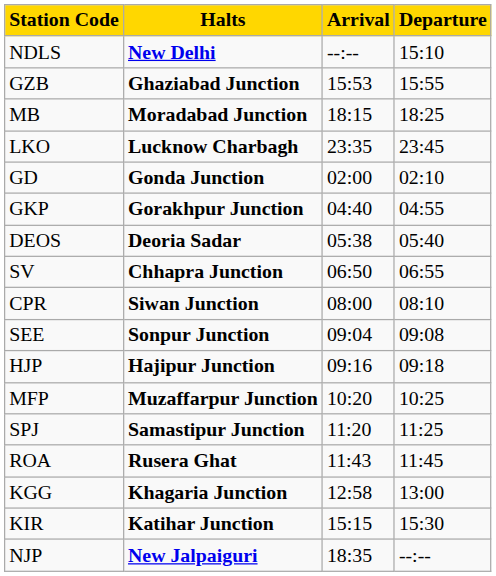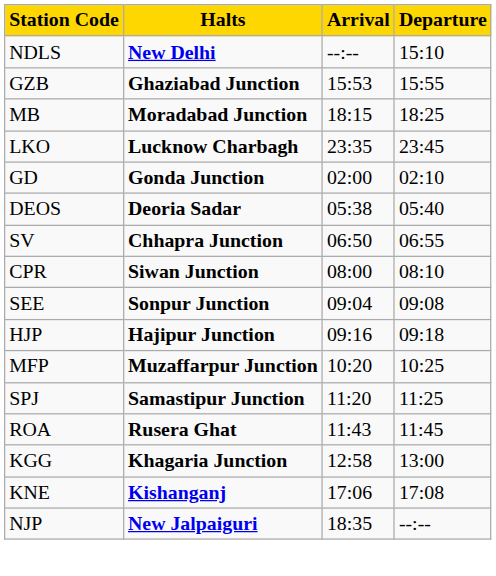- row: (29, 209)
- row: (26, 523)
+ row: (30, 492)
